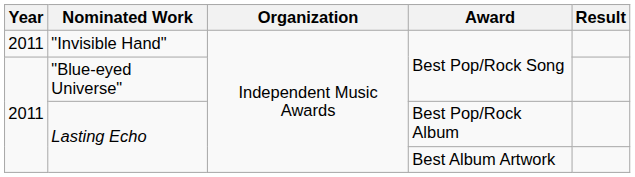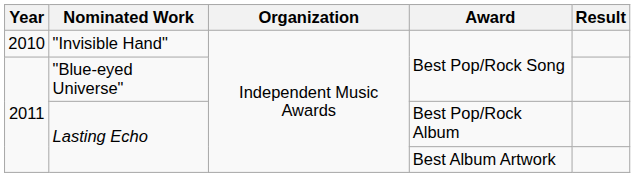(26, 43) 2011 -> (27, 43) 2010
